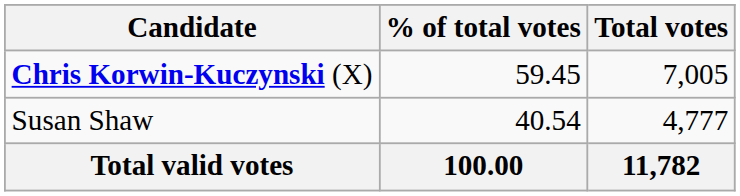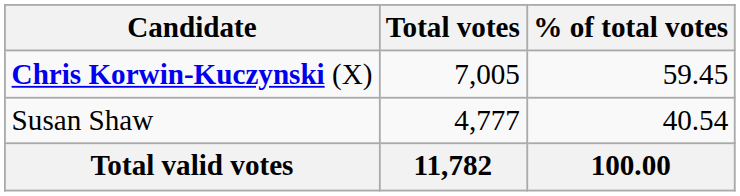columns swapped: (661, 27) <-> (483, 27)
